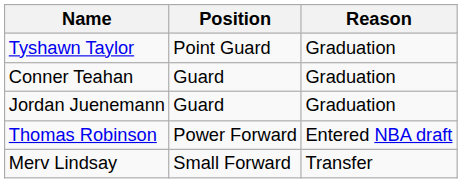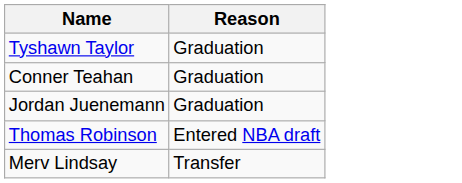- column: (235, 18)
